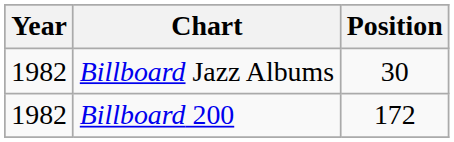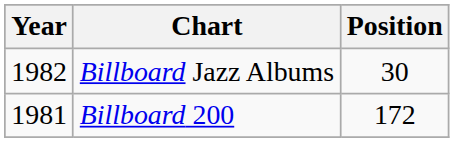(39, 114) 1982 -> (39, 114) 1981
